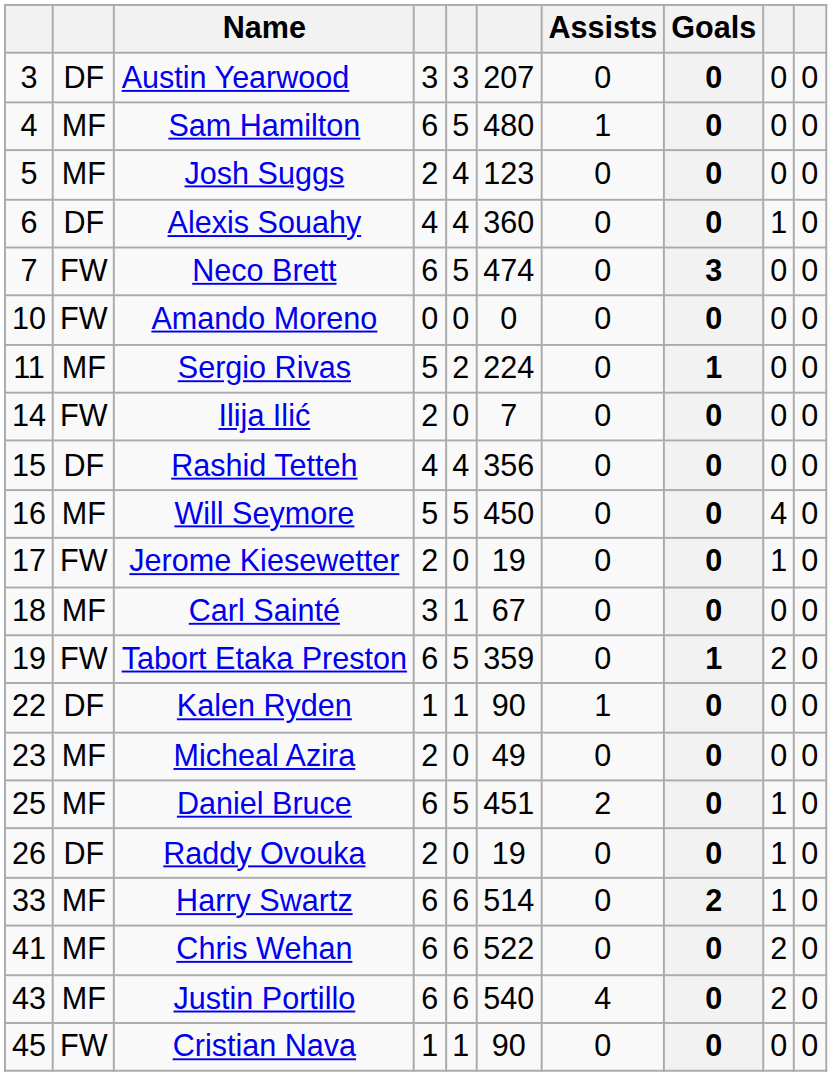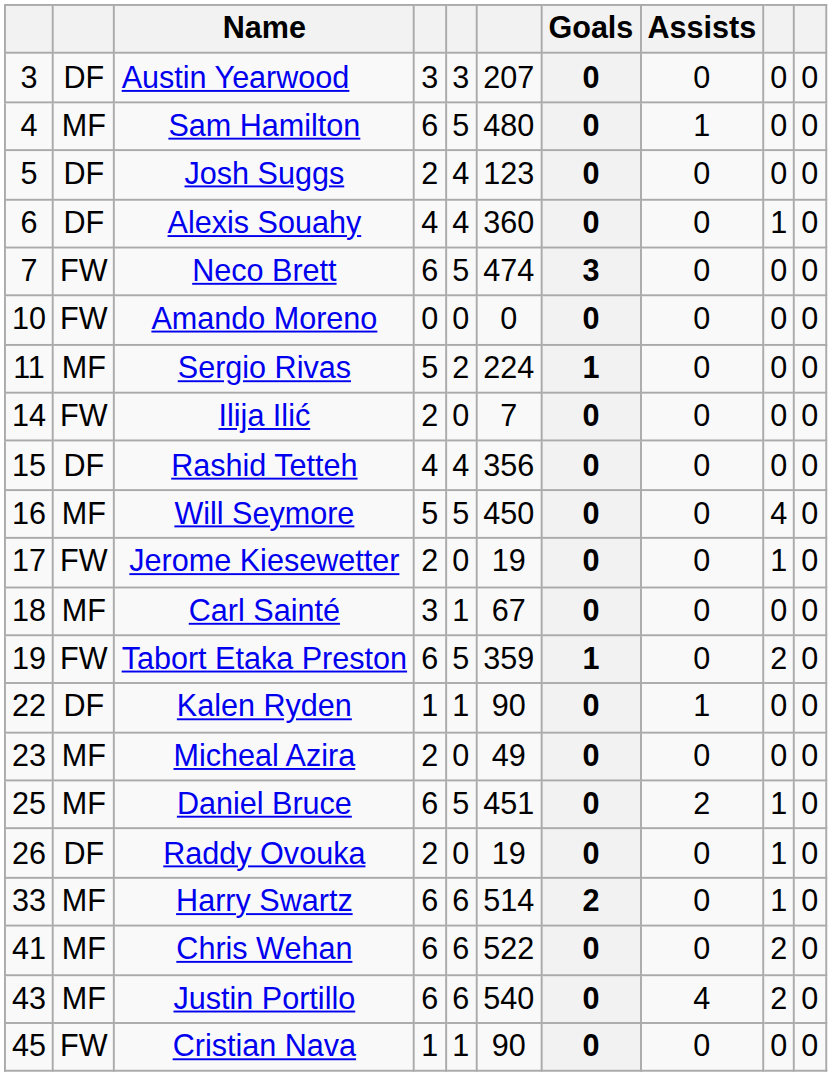columns swapped: (714, 28) <-> (603, 28)
(84, 174) MF -> (84, 174) DF
